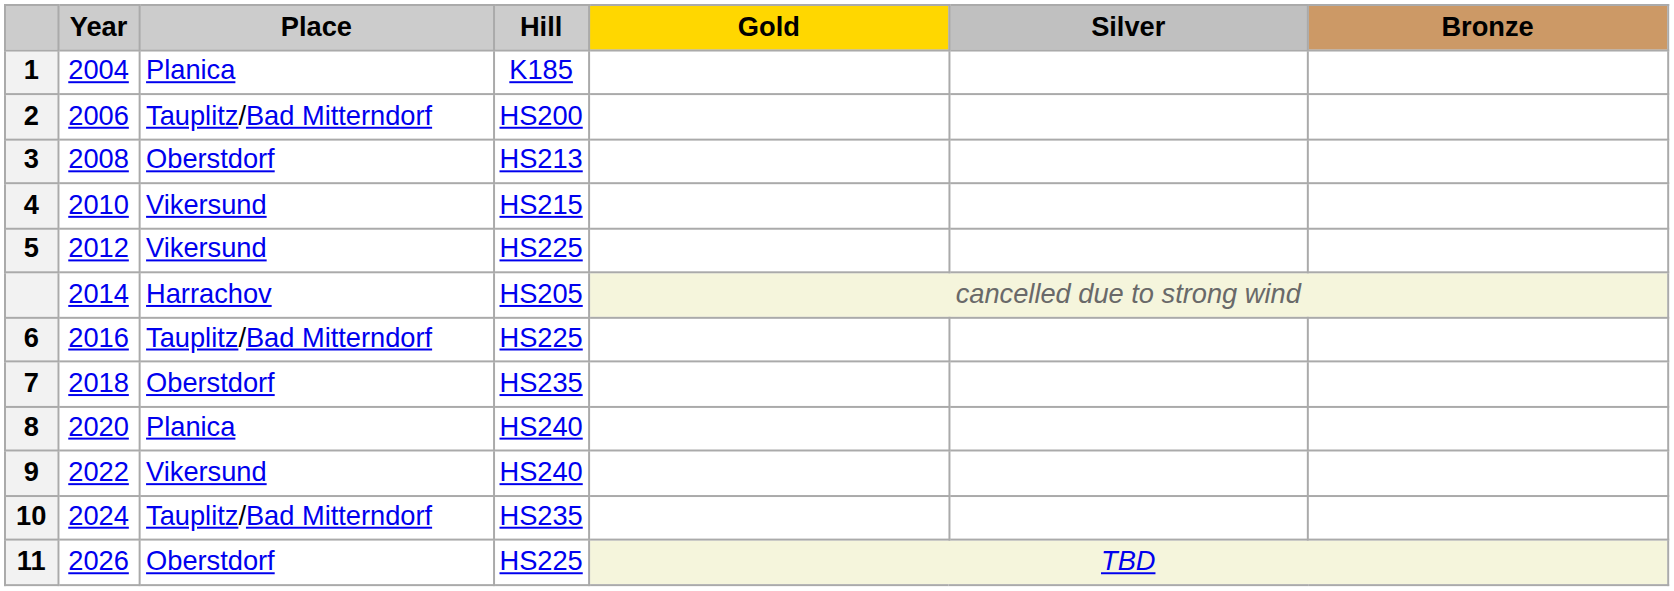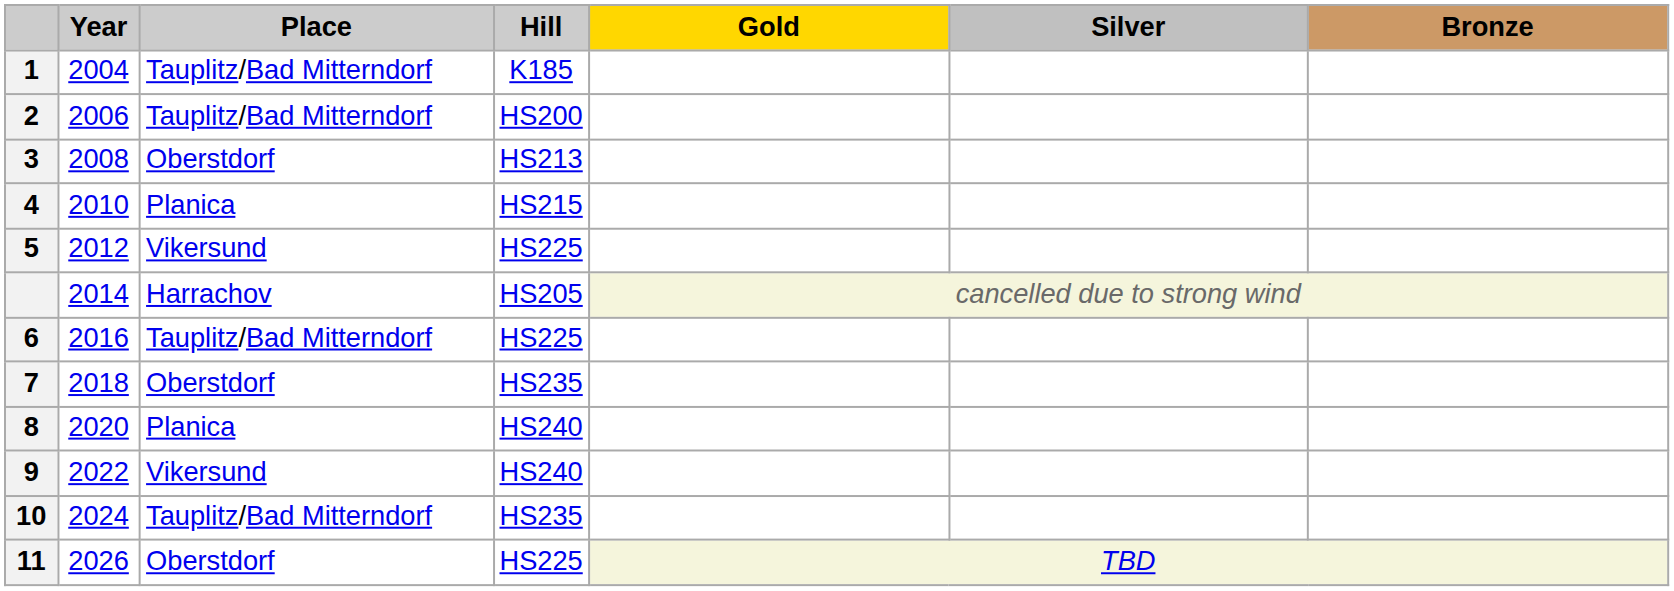(191, 71) Planica -> (289, 71) Tauplitz/Bad Mitterndorf
(206, 204) Vikersund -> (191, 204) Planica
